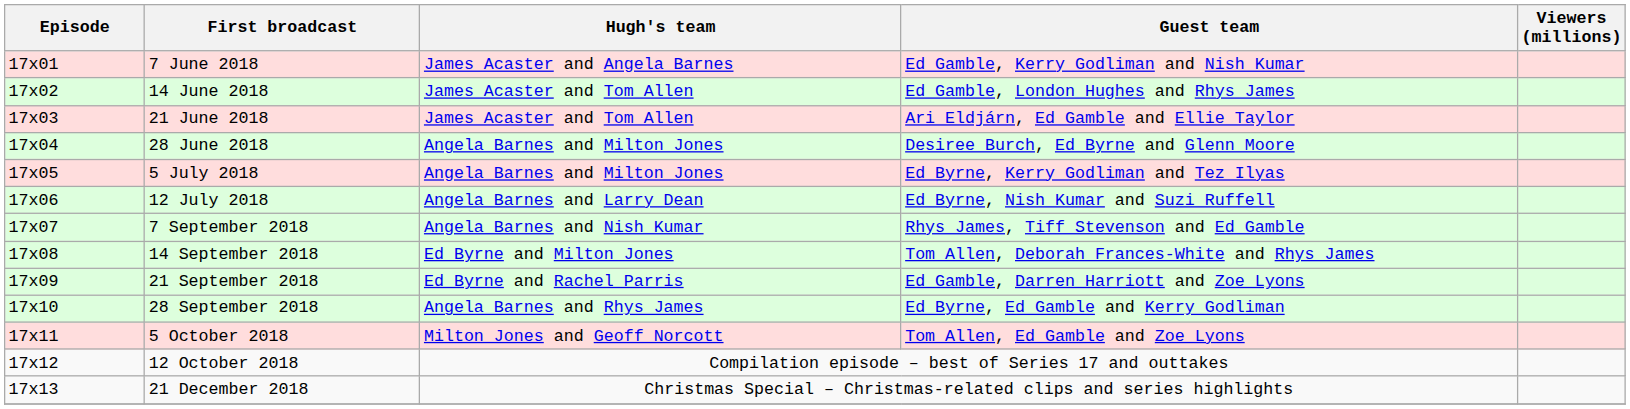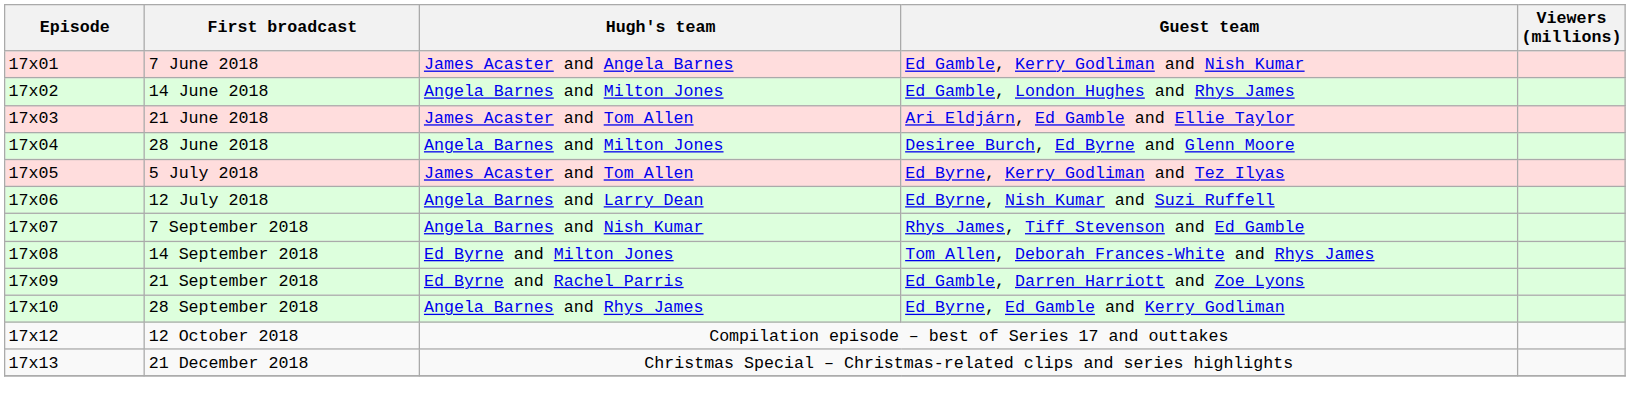(559, 92) James Acaster and Tom Allen -> (574, 92) Angela Barnes and Milton Jones
(574, 173) Angela Barnes and Milton Jones -> (559, 173) James Acaster and Tom Allen
- row: (219, 336)
